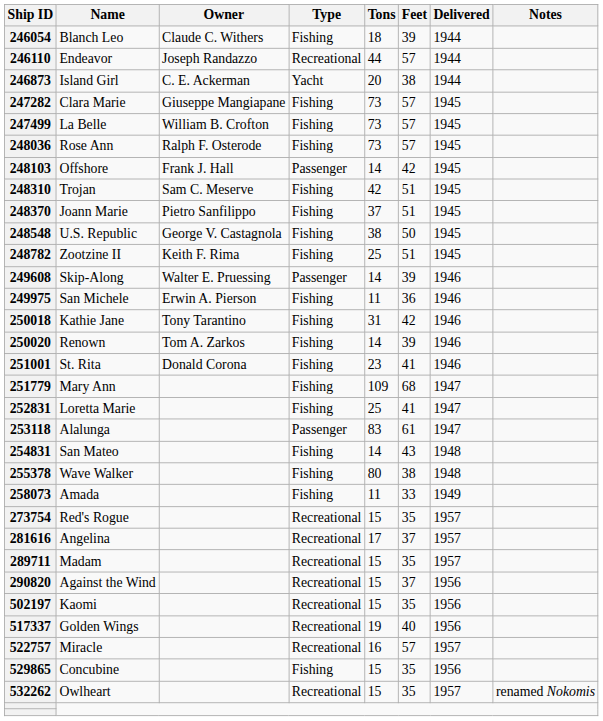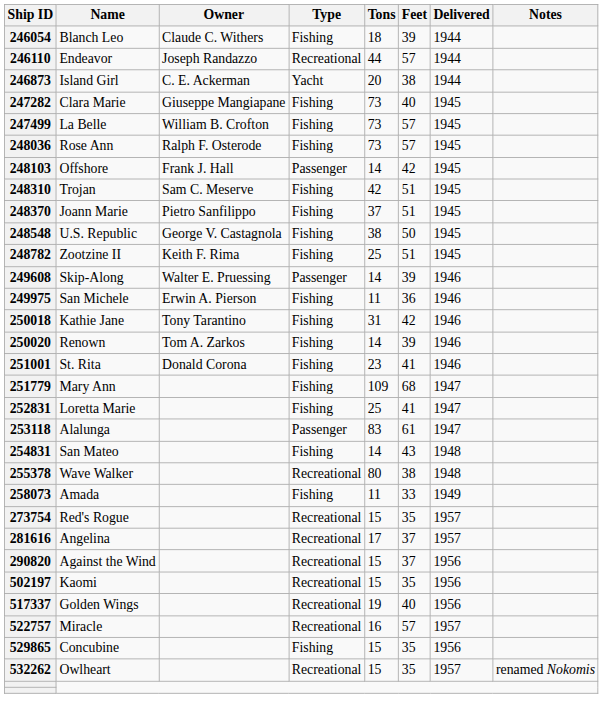(409, 102) 57 -> (409, 102) 40
(312, 473) Fishing -> (327, 473) Recreational
- row: (30, 560)
